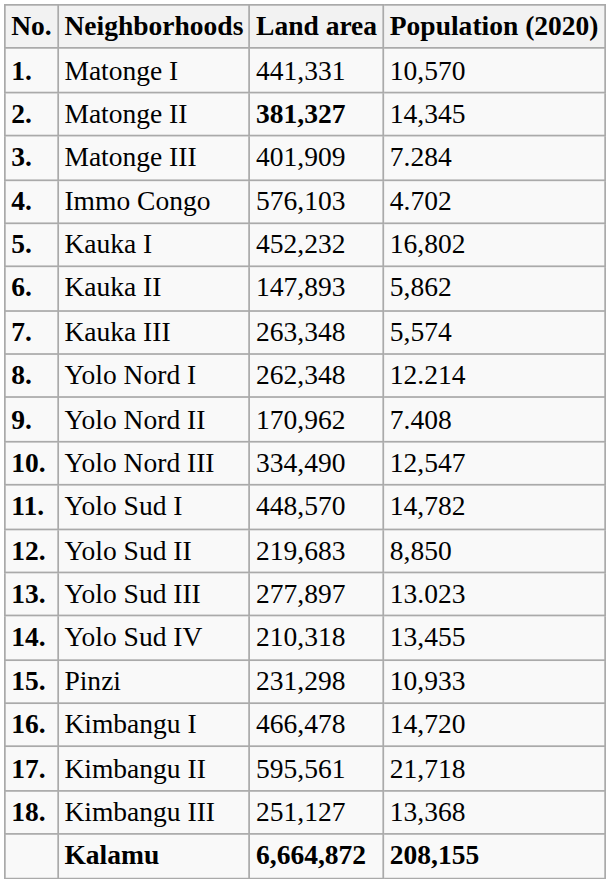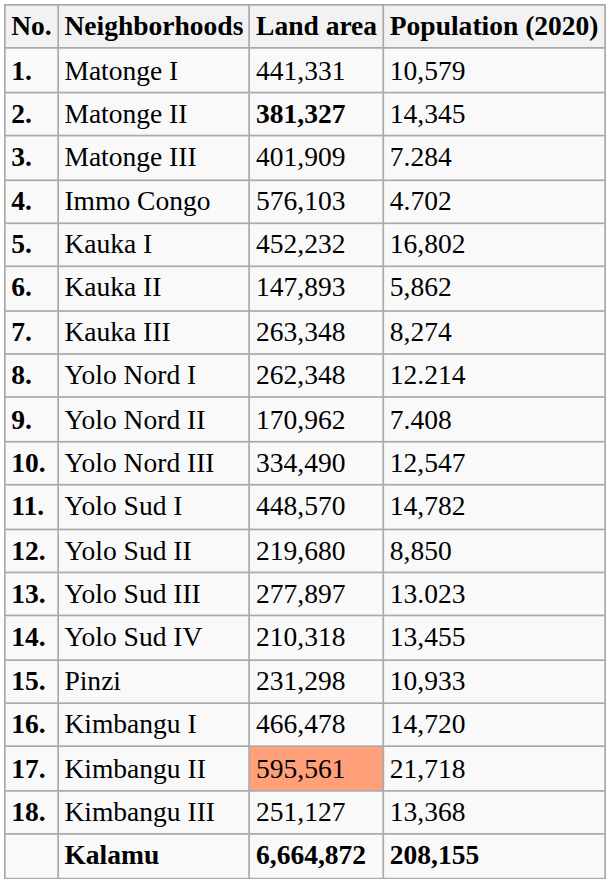(428, 69) 10,570 -> (428, 69) 10,579
(421, 331) 5,574 -> (421, 331) 8,274
(301, 550) 219,683 -> (301, 550) 219,680
(301, 768) no background -> (301, 768) lightsalmon background
